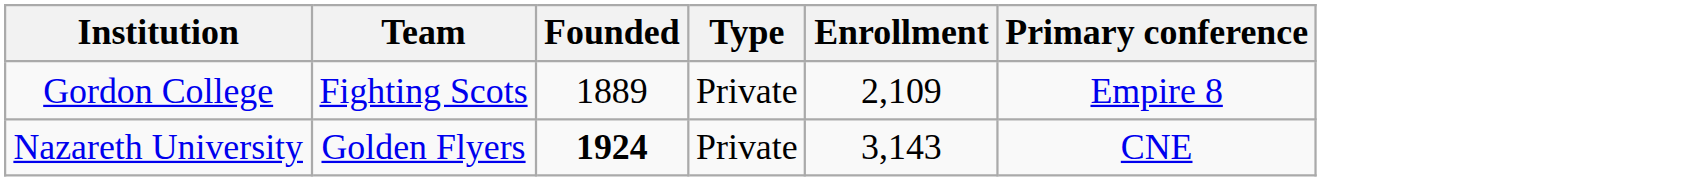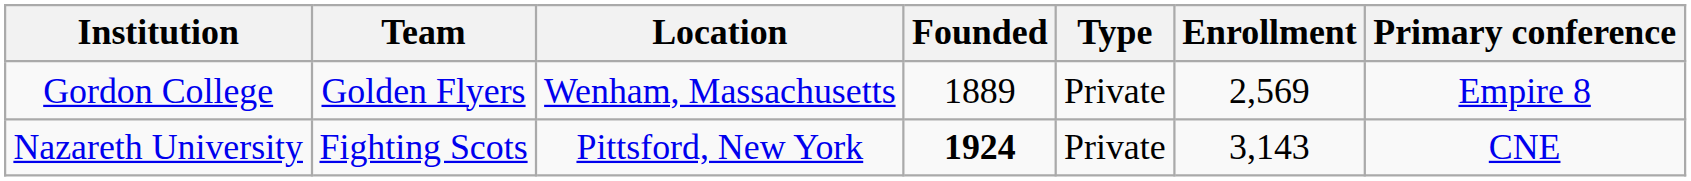+ column: (720, 32)
(424, 89) Fighting Scots -> (424, 89) Golden Flyers
(901, 89) 2,109 -> (1269, 89) 2,569
(424, 146) Golden Flyers -> (424, 146) Fighting Scots
